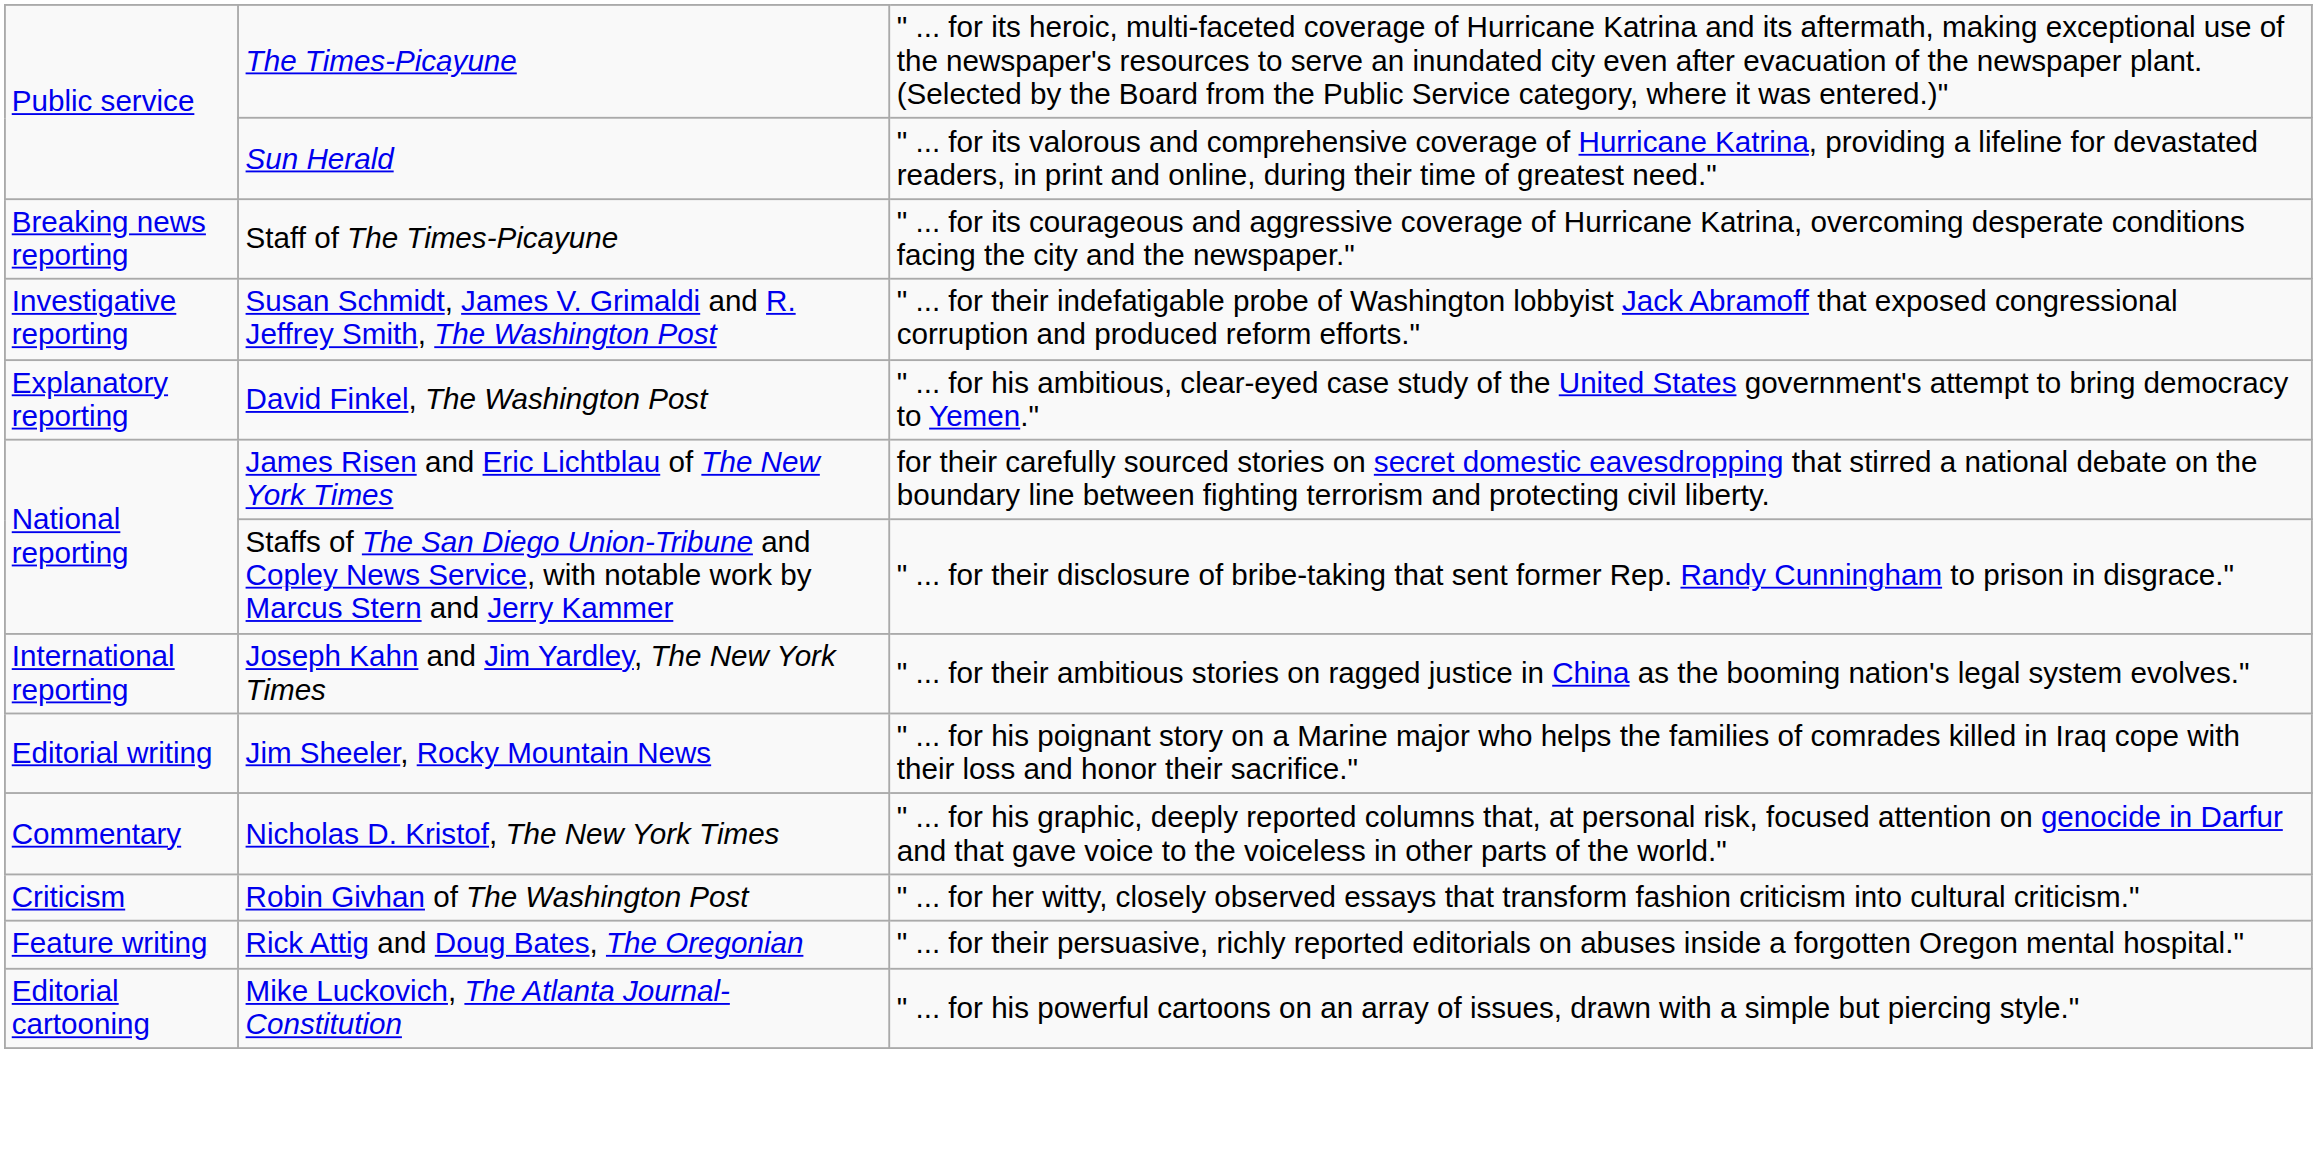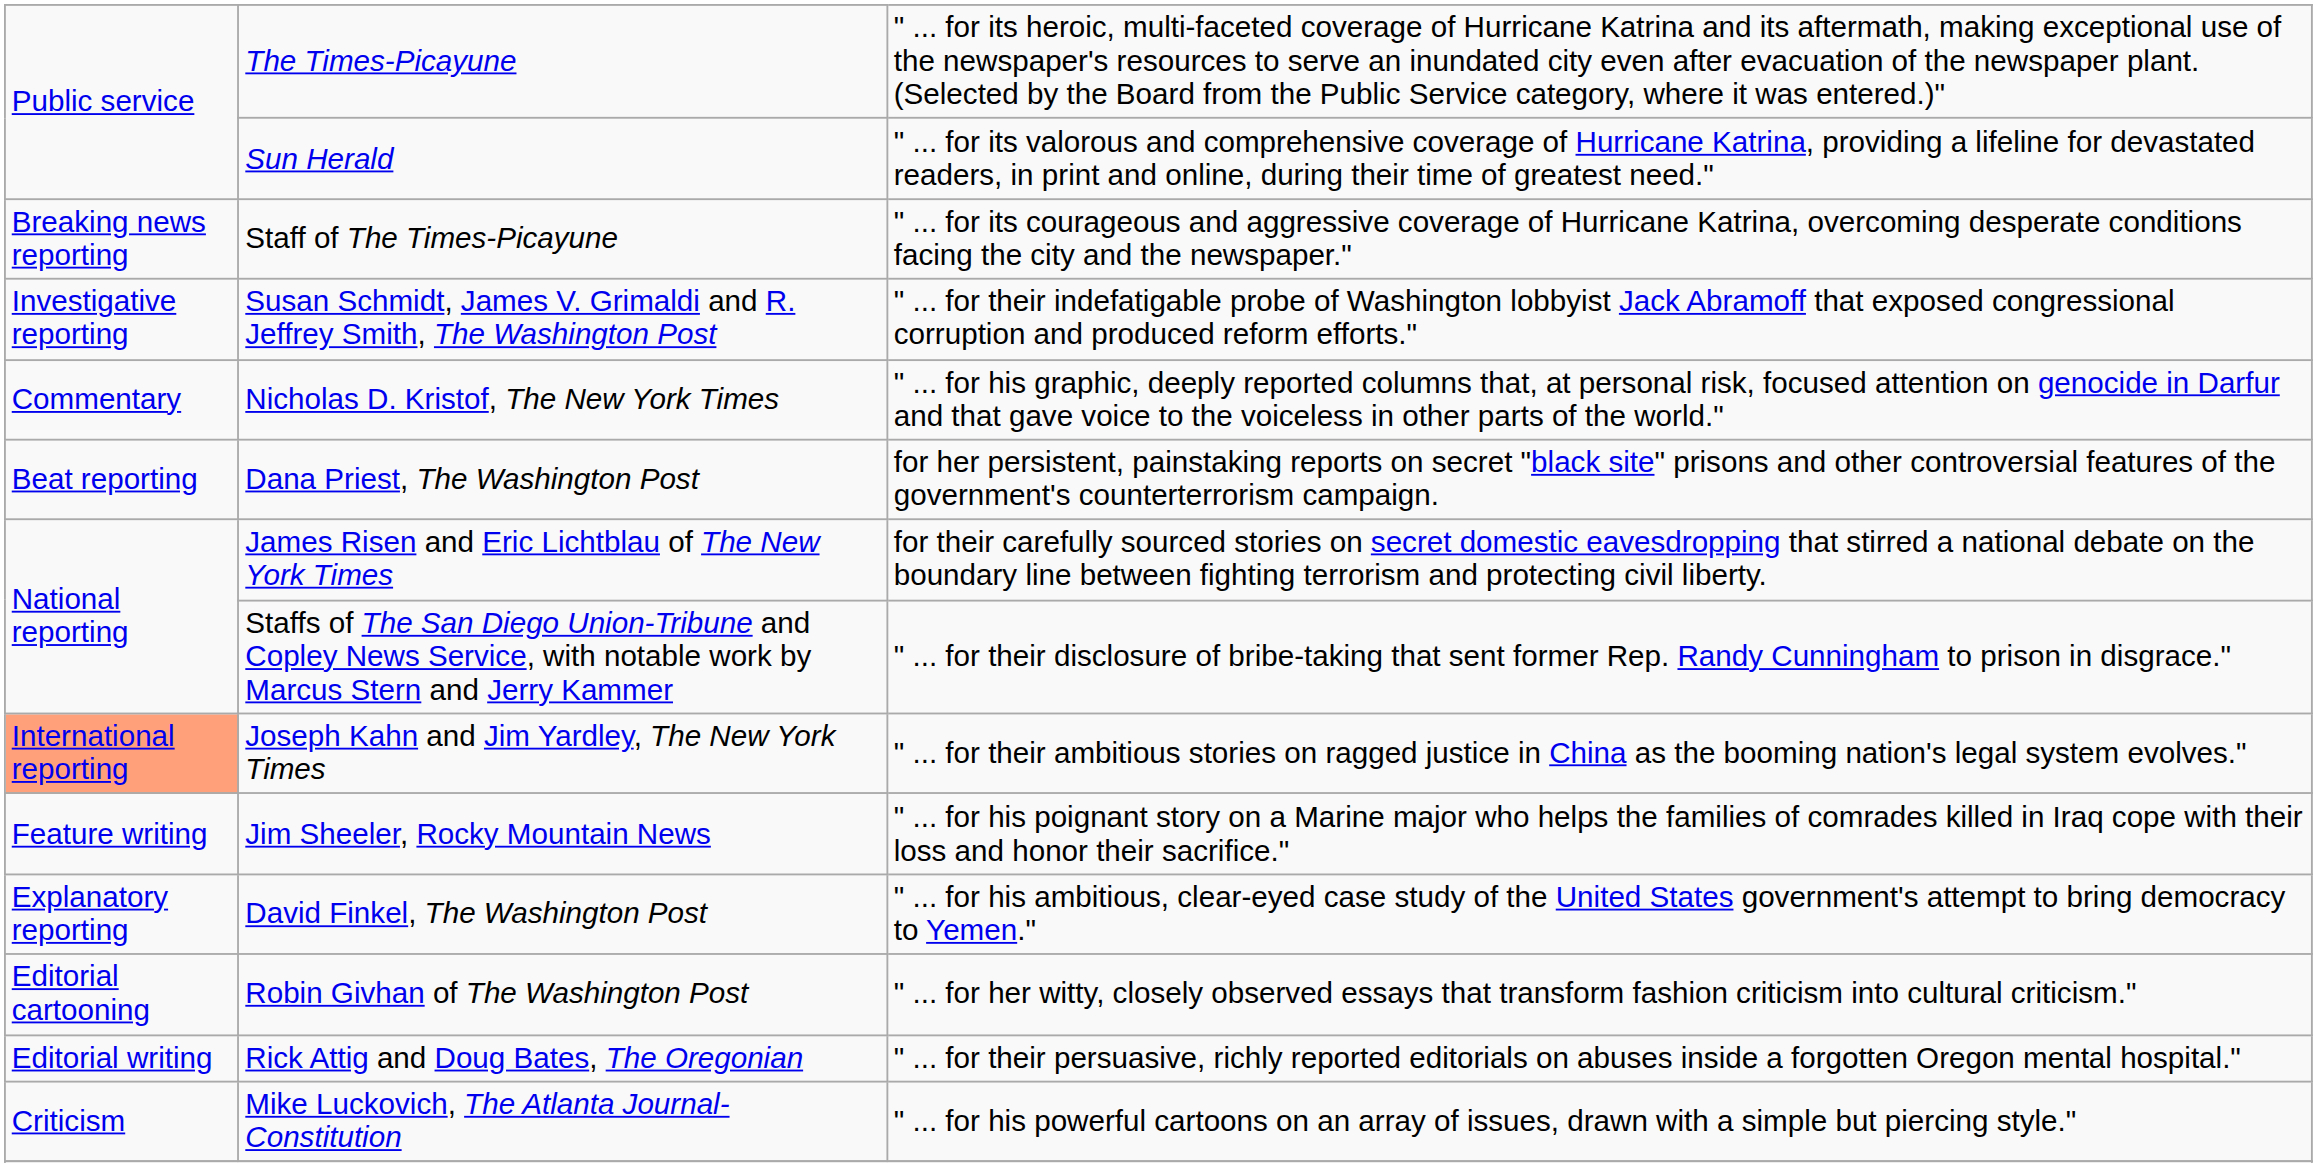rows swapped: (476, 398) <-> (513, 833)
+ row: (472, 479)
(93, 672) no background -> (93, 753) lightsalmon background
(112, 753) Editorial writing -> (110, 833) Feature writing
(68, 897) Criticism -> (81, 993) Editorial cartooning
(110, 943) Feature writing -> (112, 1057) Editorial writing
(81, 1007) Editorial cartooning -> (68, 1121) Criticism
